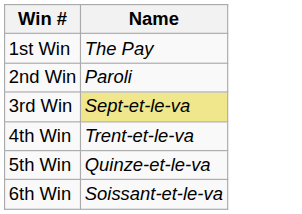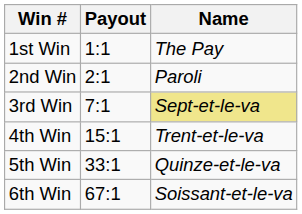+ column: (115, 19)
